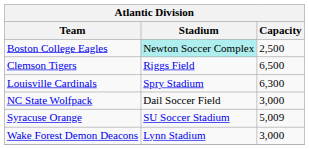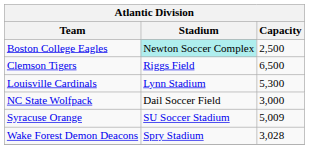(173, 83) Spry Stadium -> (174, 83) Lynn Stadium
(272, 83) 6,300 -> (272, 83) 5,300
(174, 135) Lynn Stadium -> (173, 135) Spry Stadium
(272, 135) 3,000 -> (272, 135) 3,028
